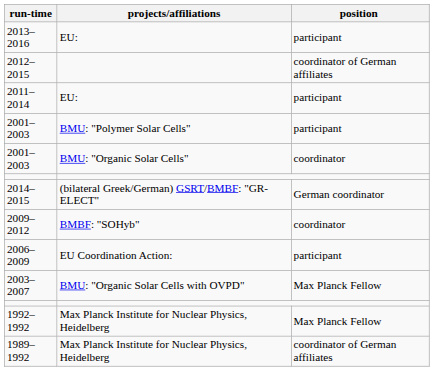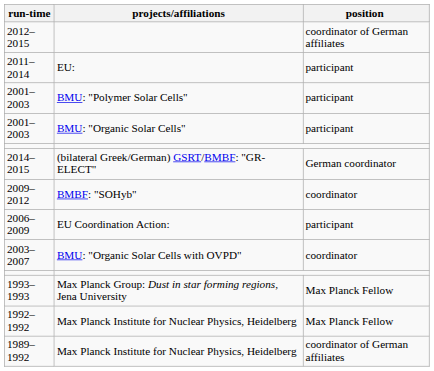- row: (21, 37)
(319, 158) coordinator -> (329, 128) participant
(337, 285) Max Planck Fellow -> (331, 255) coordinator
+ row: (21, 290)
